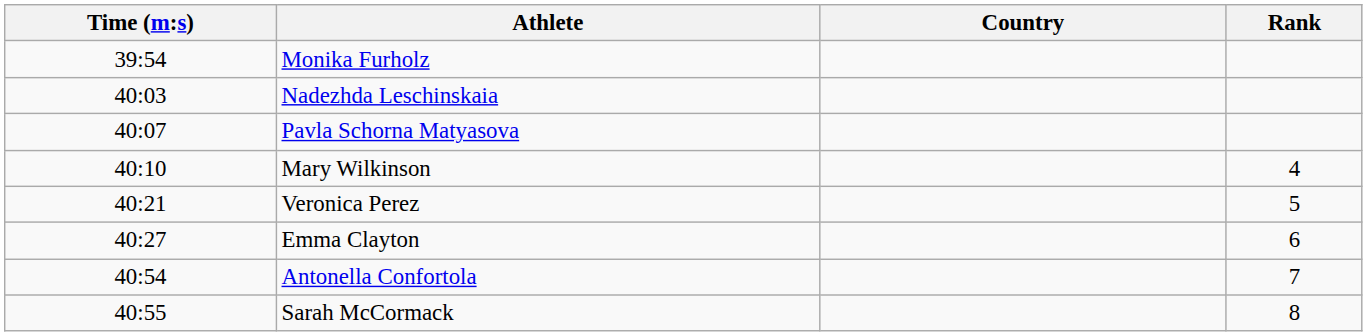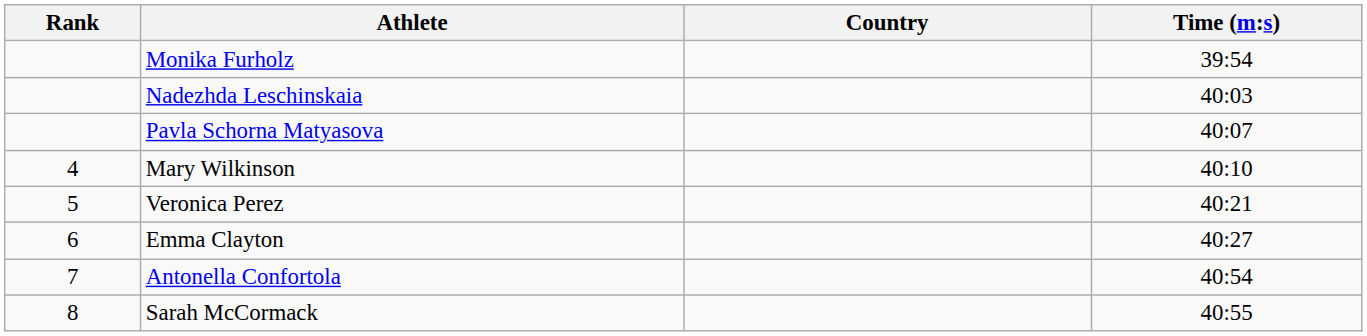columns swapped: (1294, 22) <-> (140, 22)
